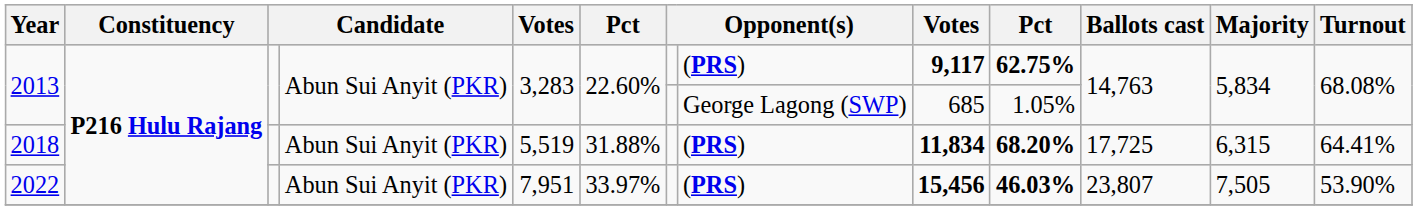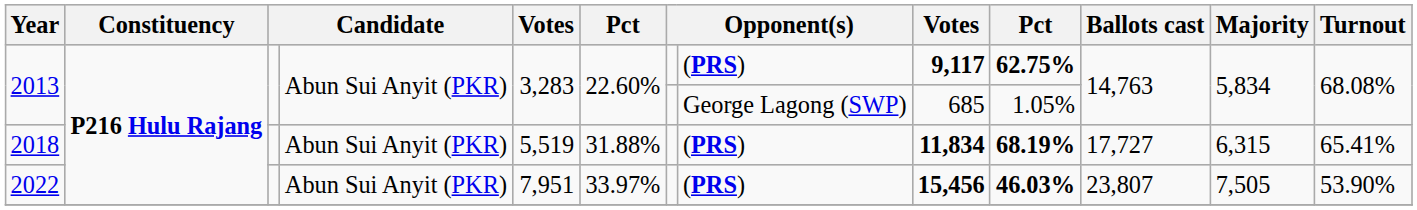(1035, 144) 68.20% -> (1035, 144) 68.19%
(1120, 144) 17,725 -> (1120, 144) 17,727
(1358, 144) 64.41% -> (1358, 144) 65.41%
